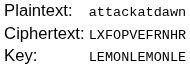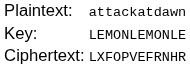rows swapped: (21, 56) <-> (44, 33)
